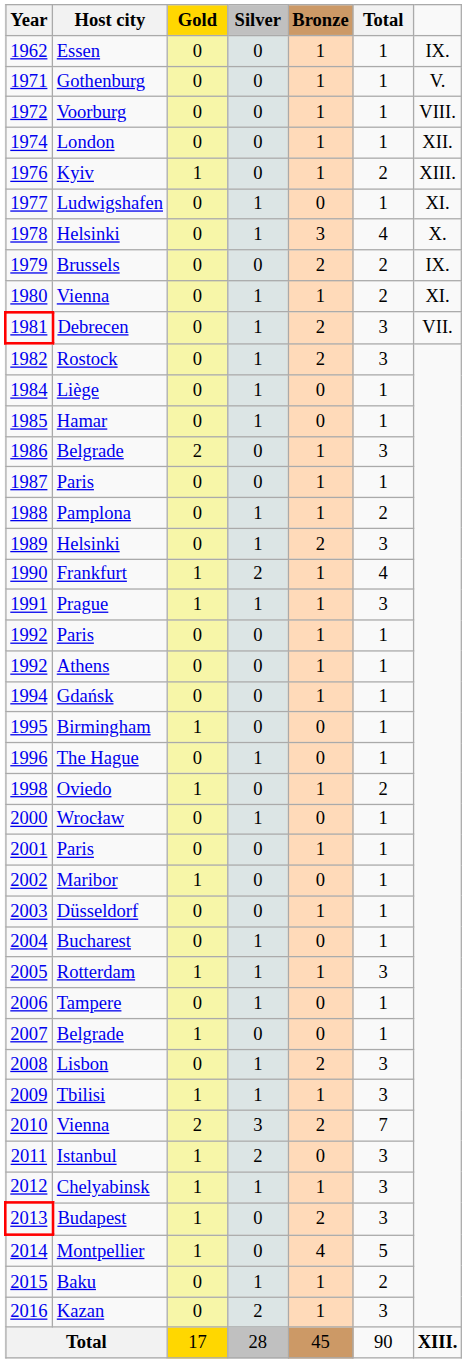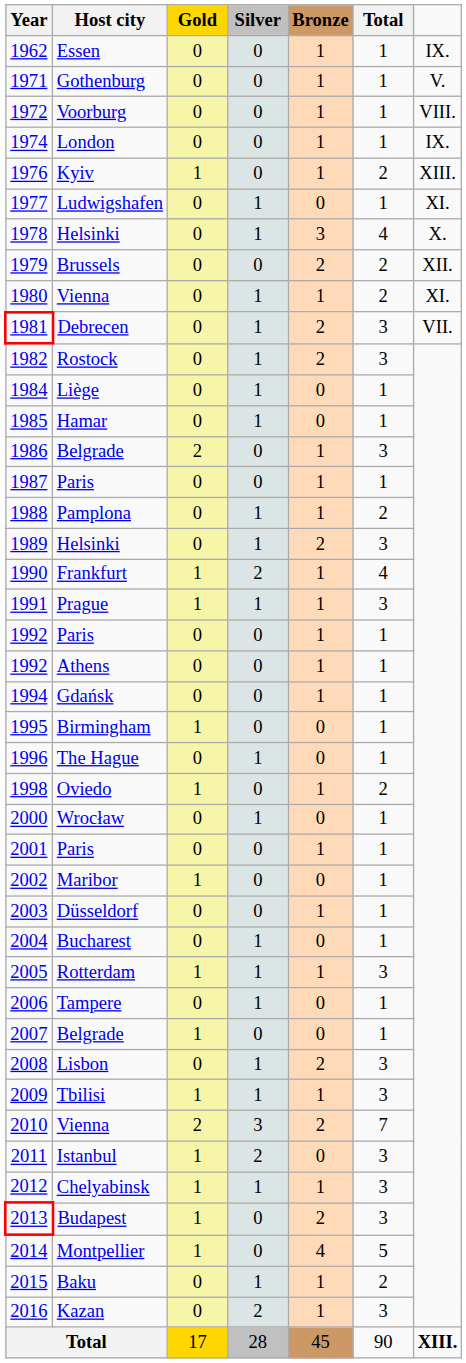(438, 142) XII. -> (438, 142) IX.
(438, 265) IX. -> (438, 265) XII.
